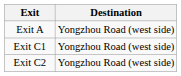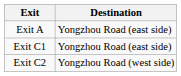(116, 29) Yongzhou Road (west side) -> (115, 29) Yongzhou Road (east side)
(116, 46) Yongzhou Road (west side) -> (115, 46) Yongzhou Road (east side)
